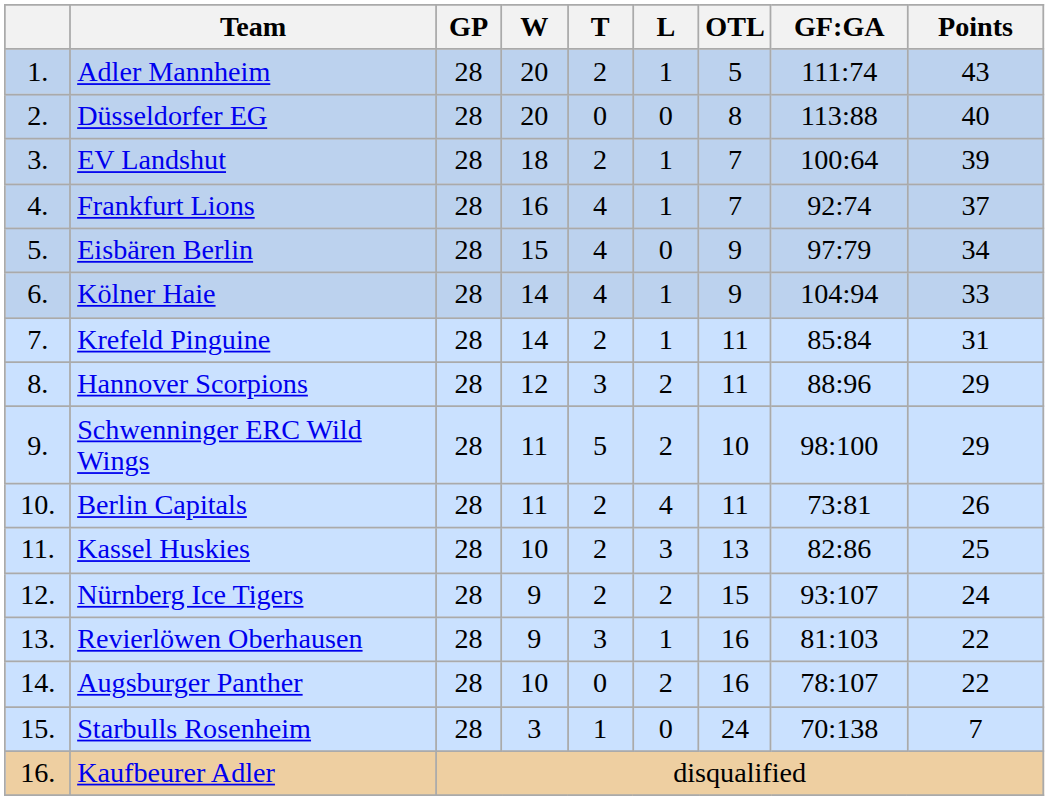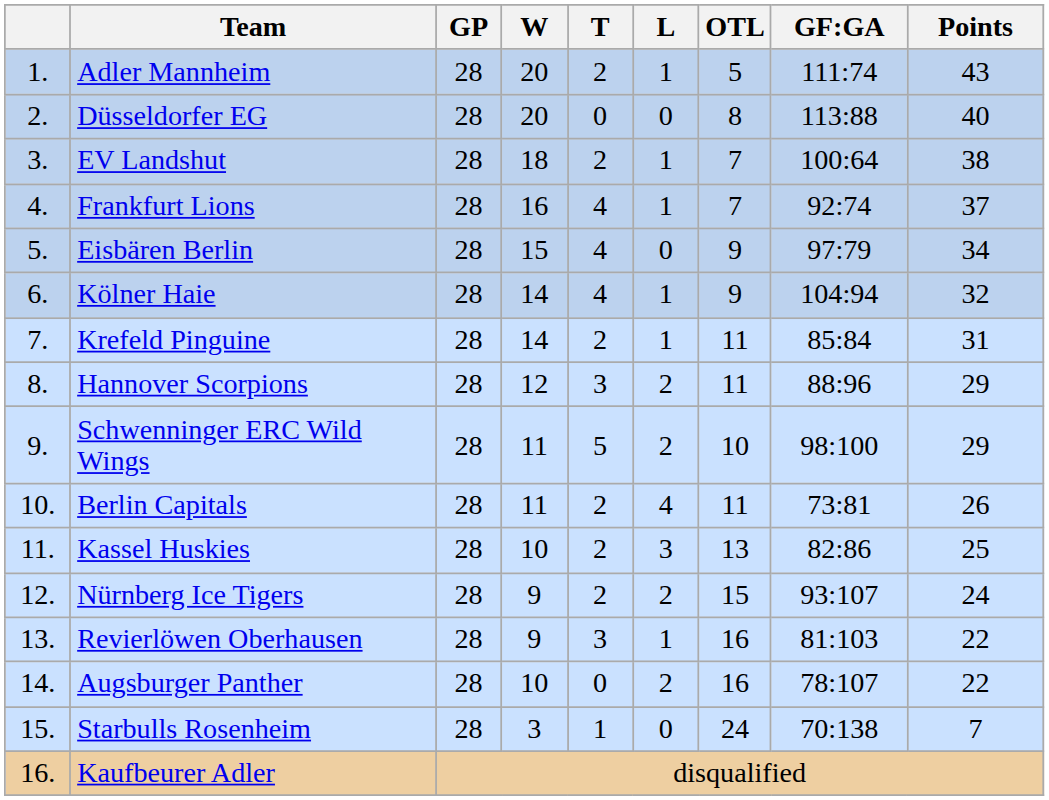(975, 160) 39 -> (975, 160) 38
(975, 294) 33 -> (975, 294) 32
